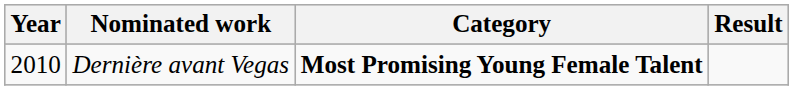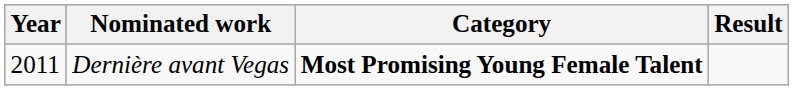(36, 64) 2010 -> (35, 64) 2011
